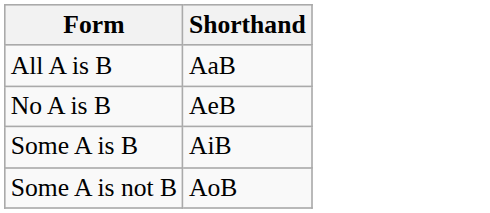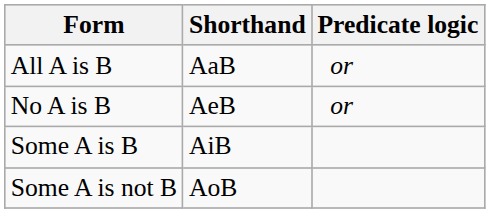+ column: (398, 24)
